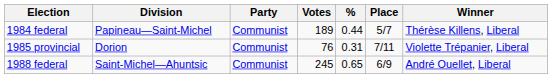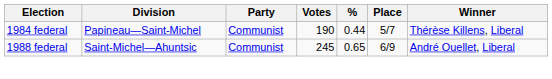(324, 30) 189 -> (325, 30) 190
- row: (43, 47)
